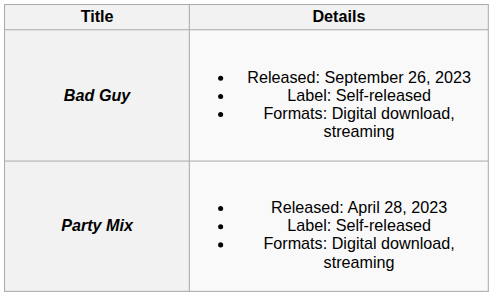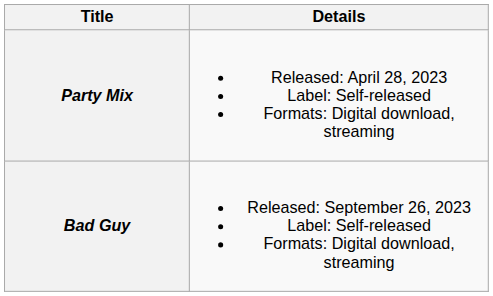rows swapped: (97, 226) <-> (97, 95)
